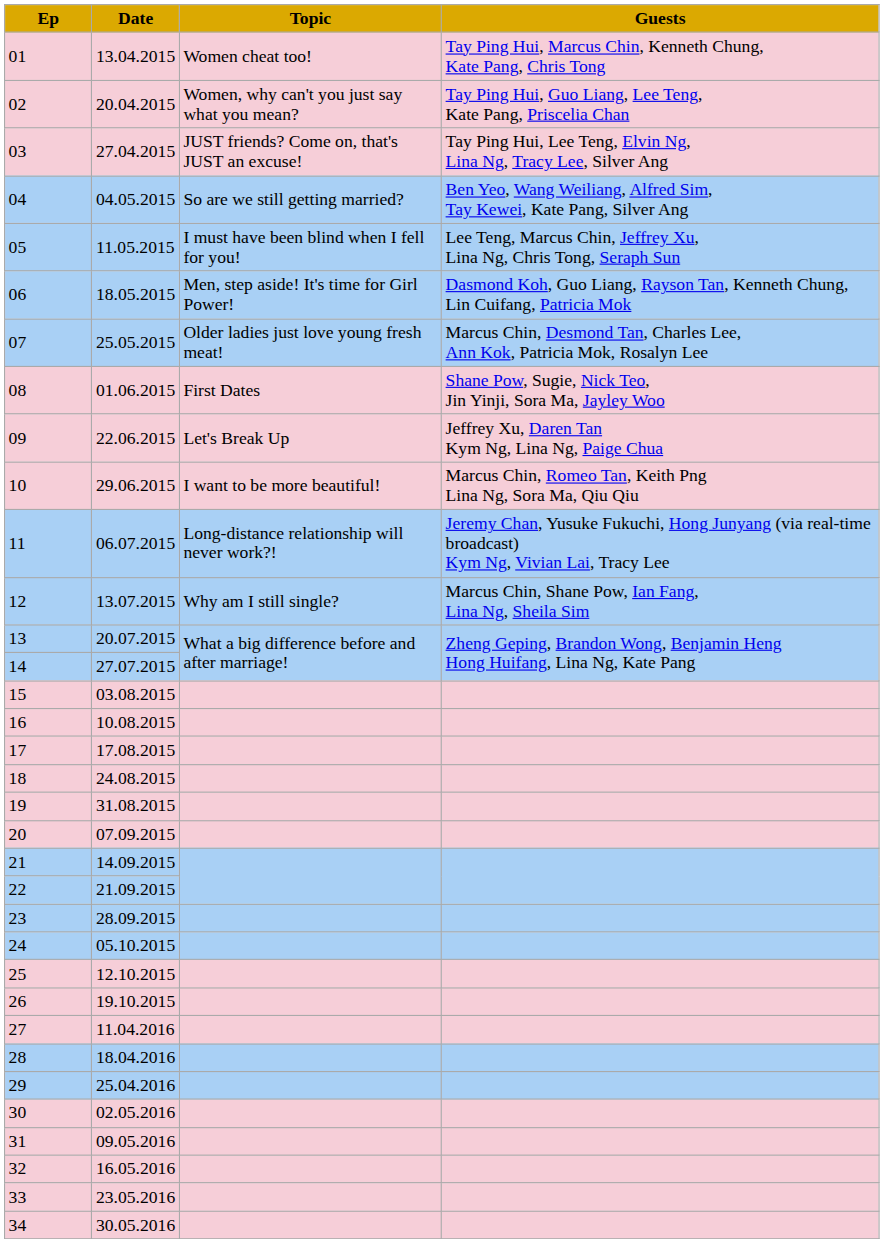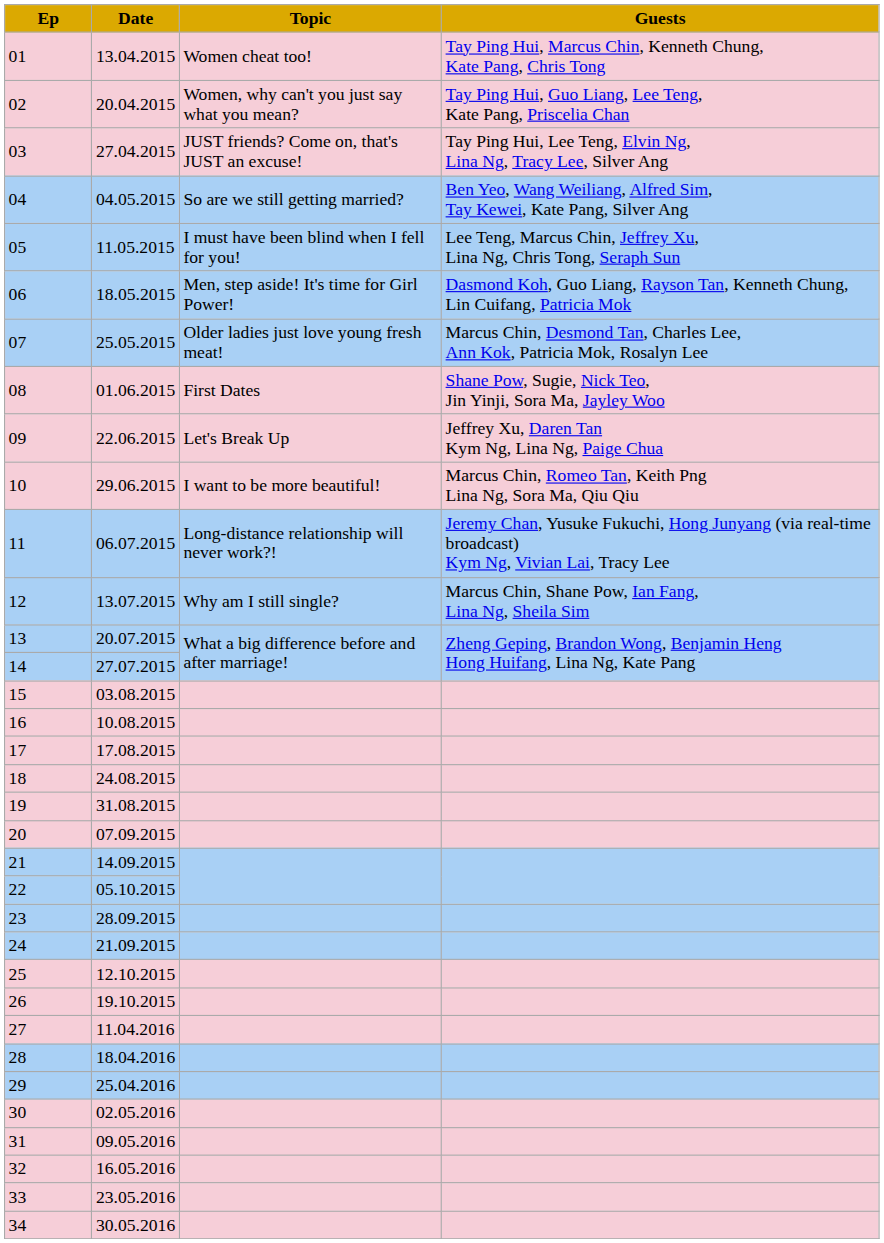(136, 889) 21.09.2015 -> (136, 889) 05.10.2015
(136, 945) 05.10.2015 -> (136, 945) 21.09.2015
